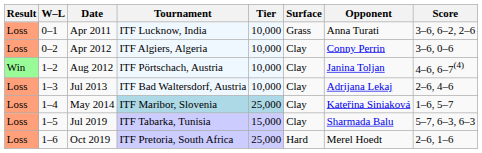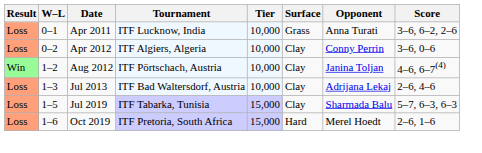- row: (92, 103)
(266, 139) 25,000 -> (265, 121) 15,000
